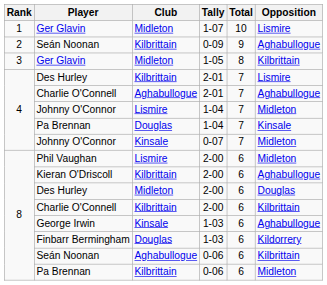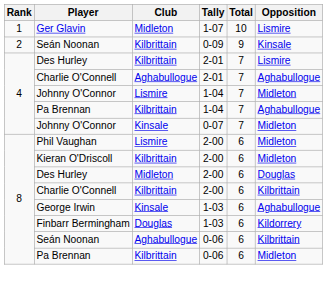(289, 45) Aghabullogue -> (274, 45) Kinsale
- row: (61, 61)
(153, 126) Douglas -> (156, 110) Kilbrittain
(274, 126) Kinsale -> (289, 110) Aghabullogue
(289, 175) Aghabullogue -> (277, 158) Midleton
